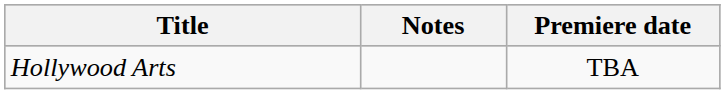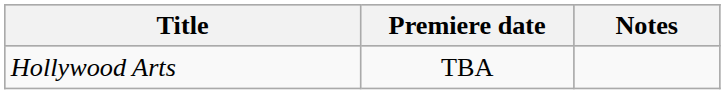columns swapped: (613, 25) <-> (433, 25)
